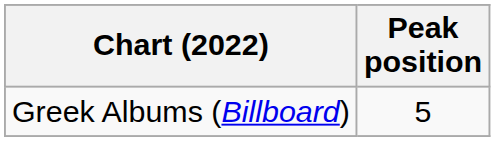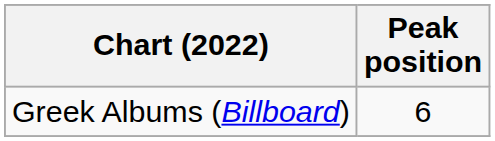(423, 111) 5 -> (423, 111) 6
